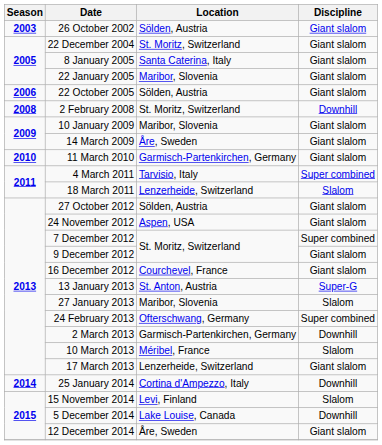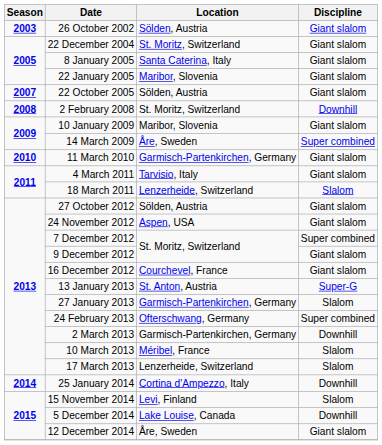(25, 93) 2006 -> (25, 93) 2007
(338, 142) Giant slalom -> (338, 142) Super combined
(338, 174) Super combined -> (338, 174) Giant slalom
(178, 303) Maribor, Slovenia -> (218, 303) Garmisch-Partenkirchen, Germany
(338, 367) Giant slalom -> (338, 367) Slalom
